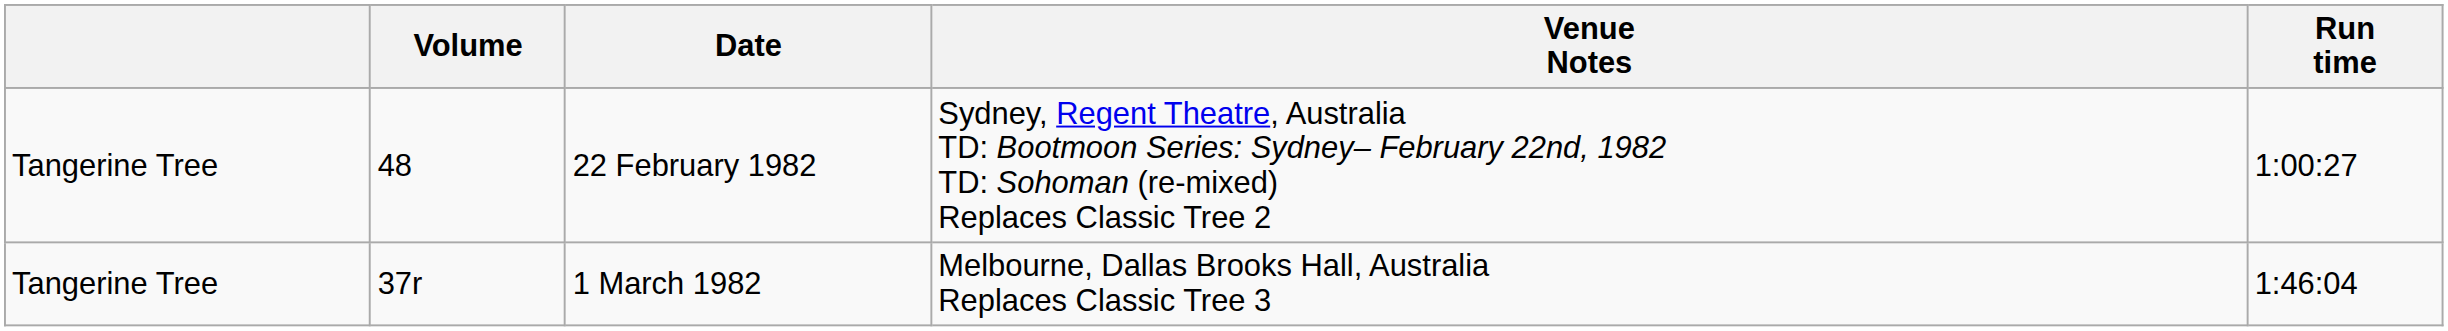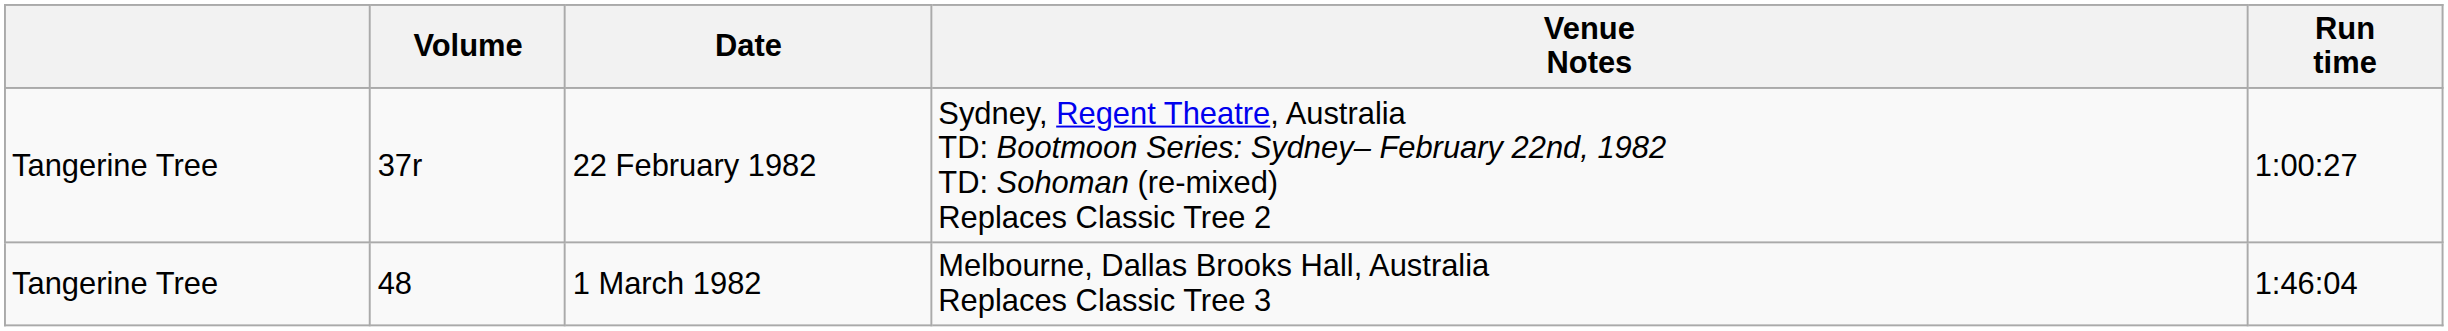(395, 164) 48 -> (400, 164) 37r
(400, 283) 37r -> (395, 283) 48
